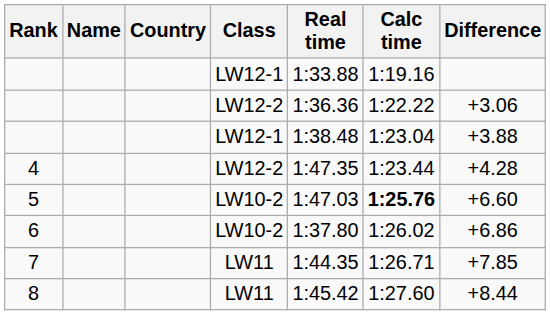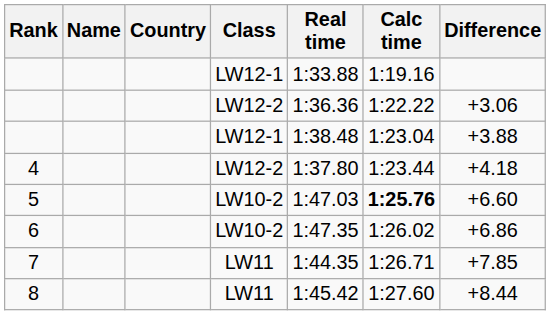(325, 168) 1:47.35 -> (325, 168) 1:37.80
(493, 168) +4.28 -> (493, 168) +4.18
(325, 231) 1:37.80 -> (325, 231) 1:47.35
